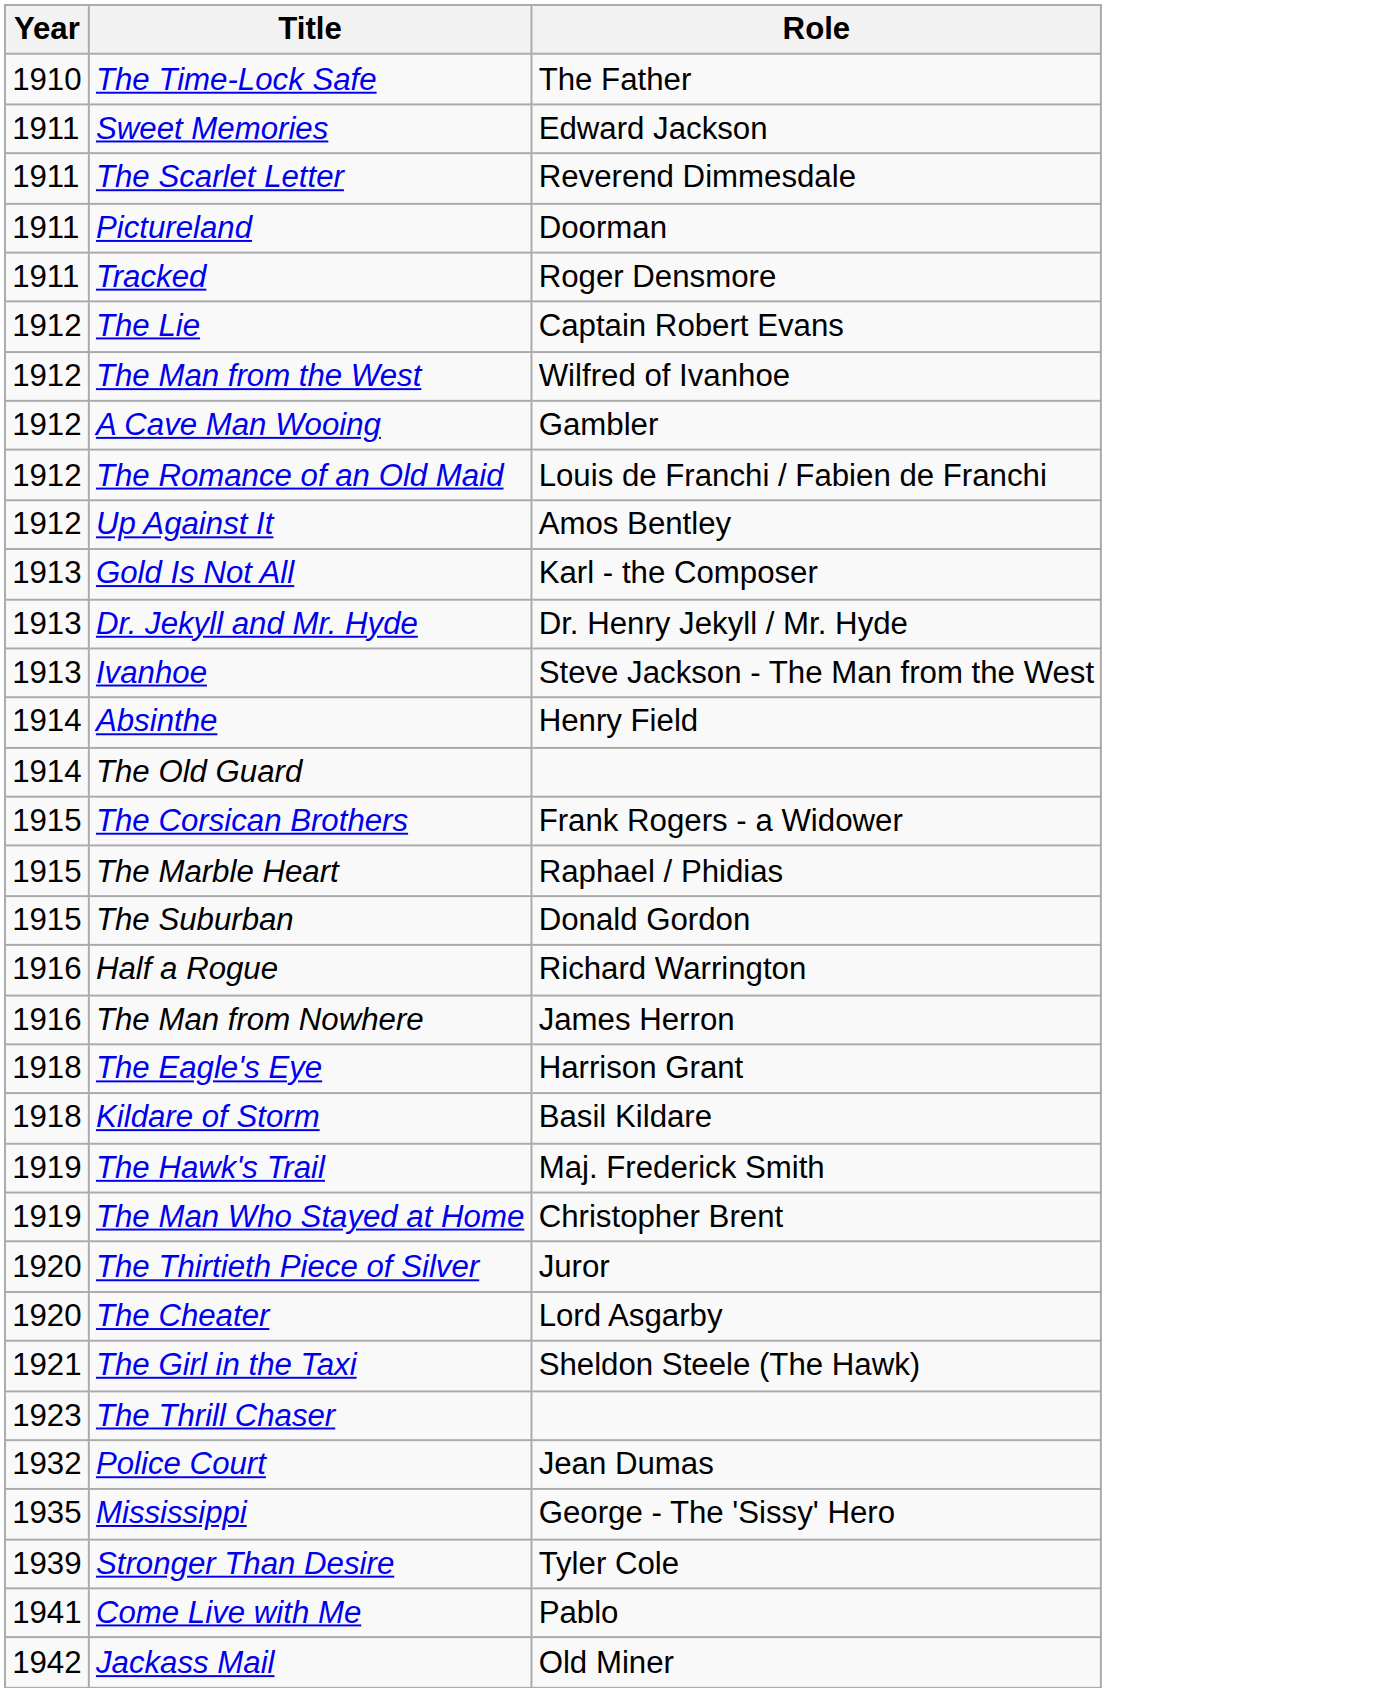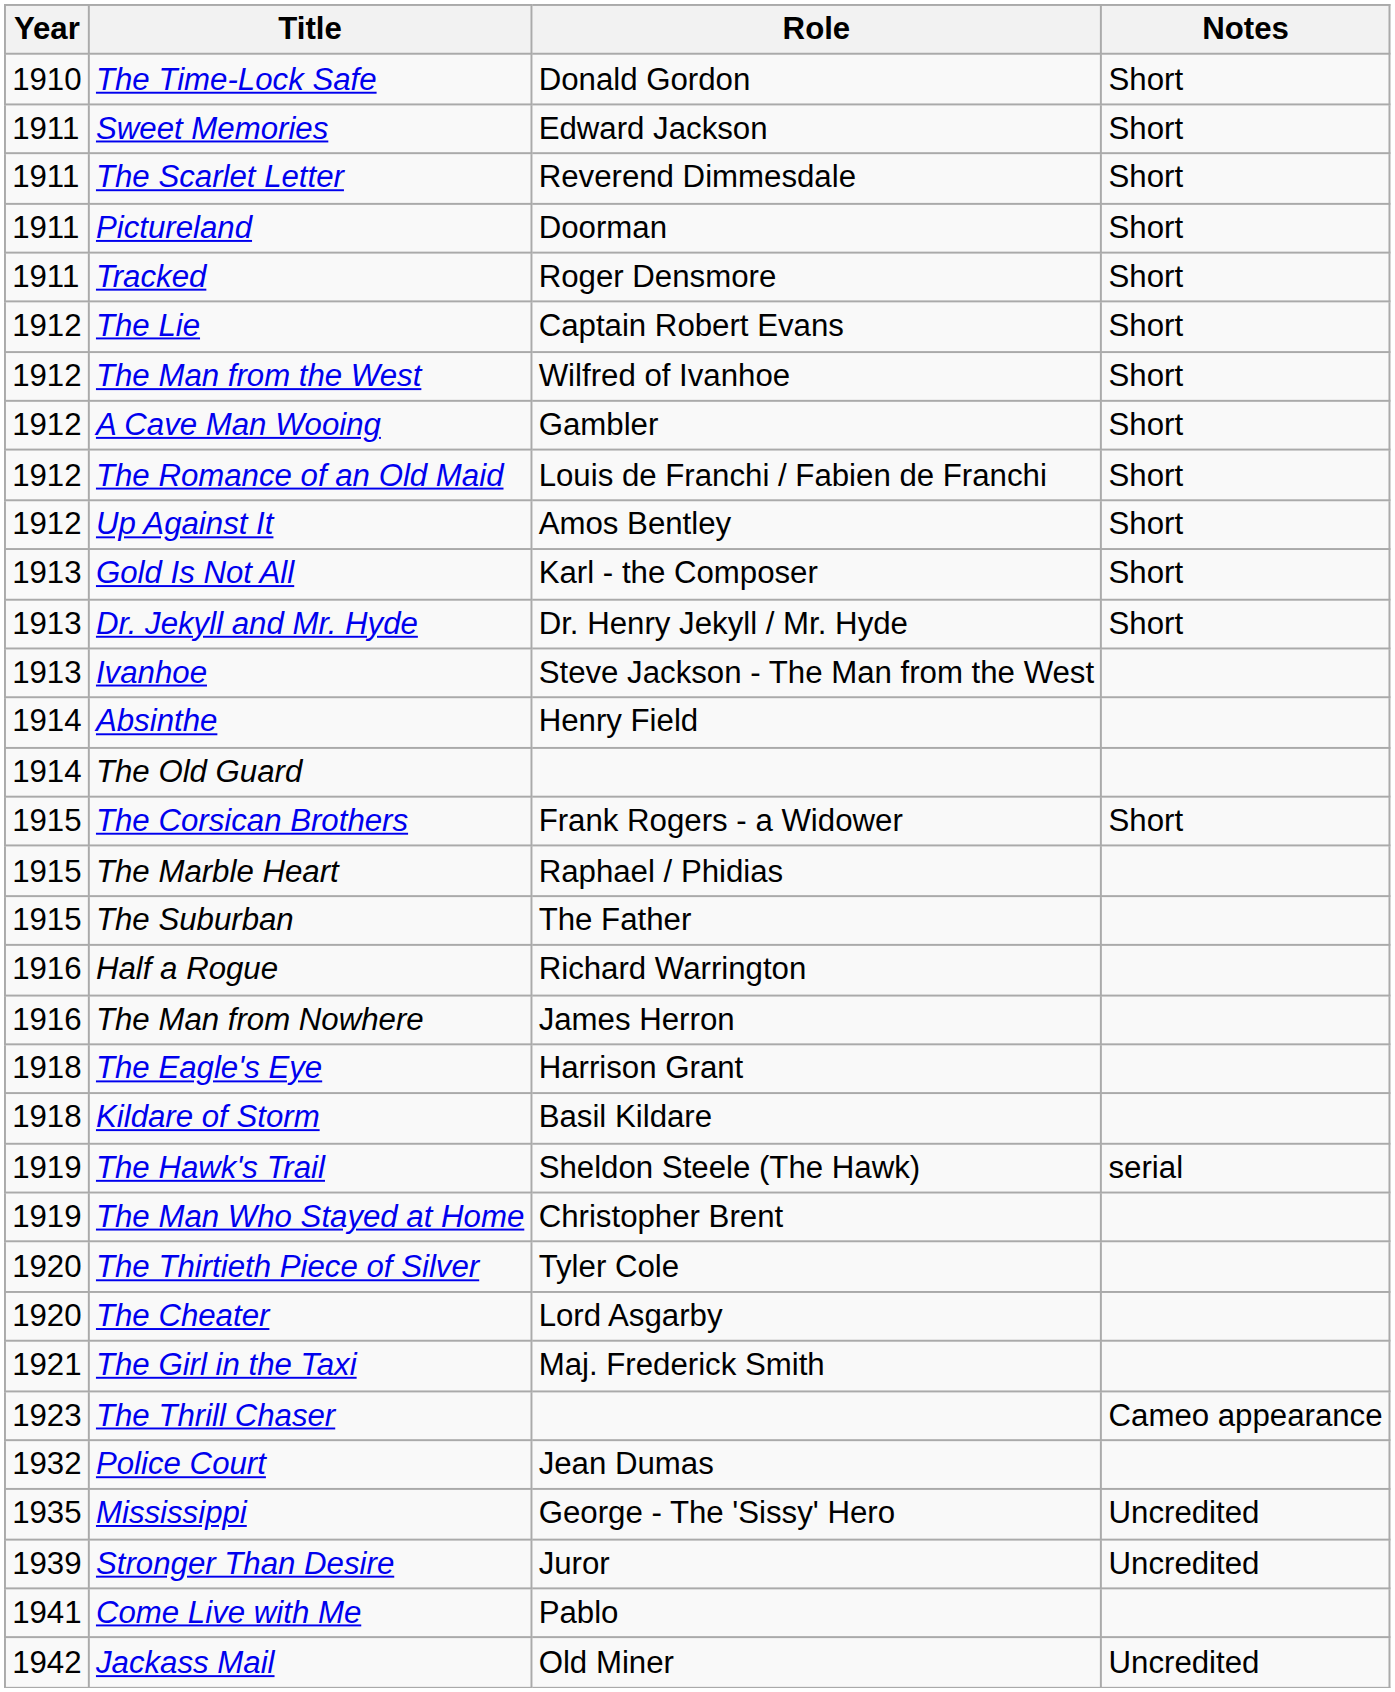+ column: (1246, 29)
(615, 78) The Father -> (644, 78) Donald Gordon
(644, 919) Donald Gordon -> (615, 919) The Father
(682, 1167) Maj. Frederick Smith -> (729, 1167) Sheldon Steele (The Hawk)
(574, 1266) Juror -> (609, 1266) Tyler Cole
(729, 1365) Sheldon Steele (The Hawk) -> (682, 1365) Maj. Frederick Smith
(609, 1563) Tyler Cole -> (574, 1563) Juror
